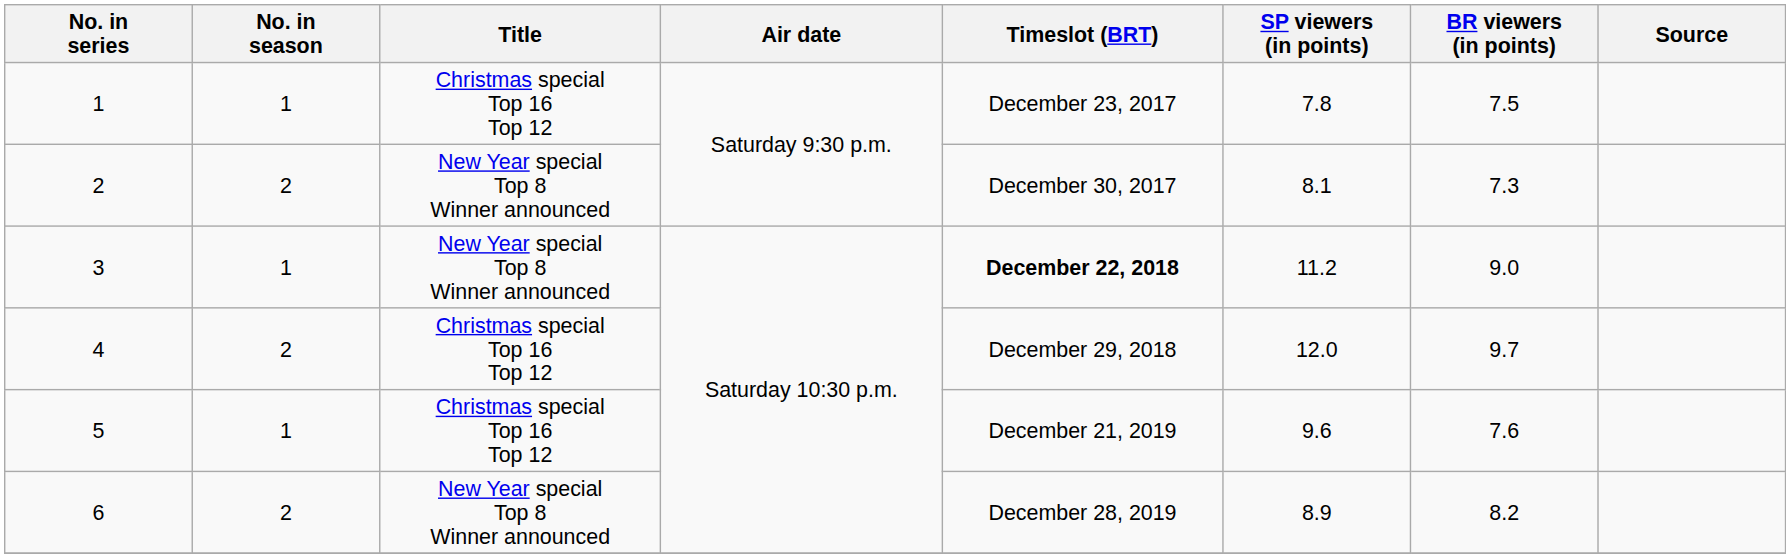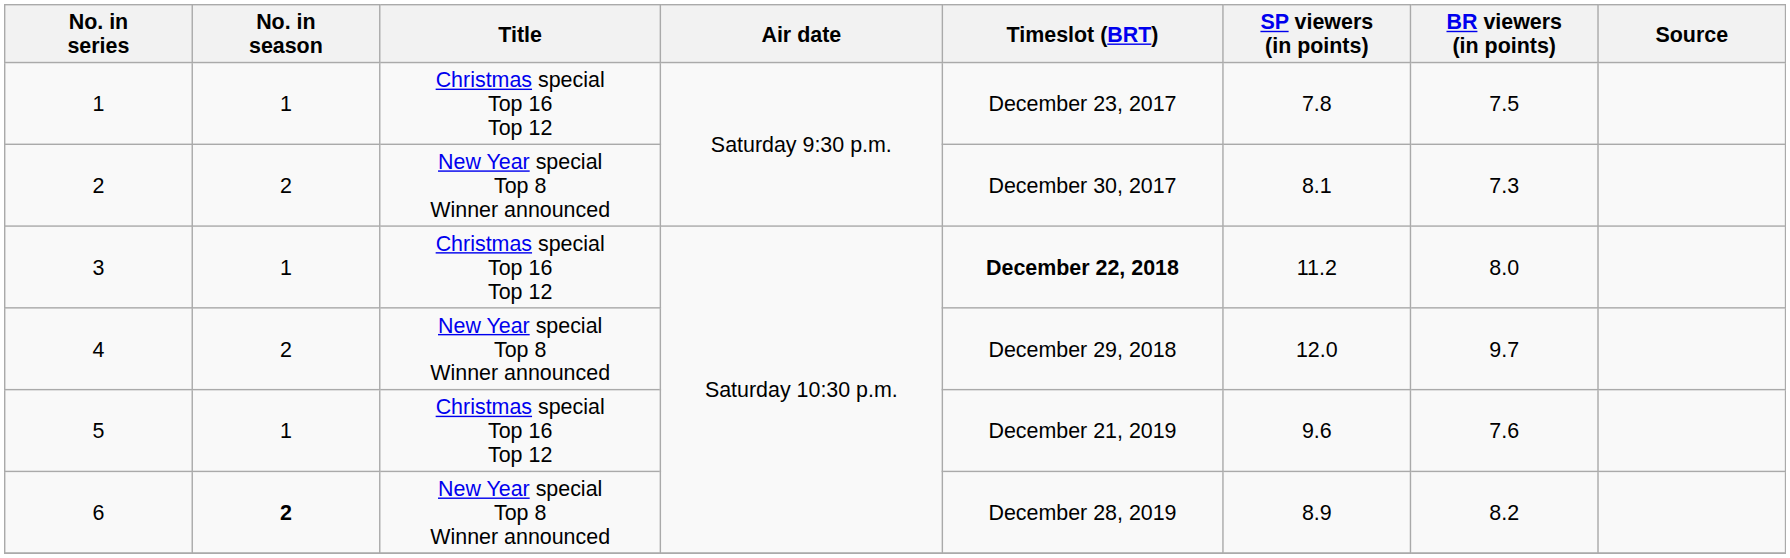(520, 267) New Year special Top 8 Winner announced -> (520, 267) Christmas special Top 16 Top 12
(1504, 267) 9.0 -> (1504, 267) 8.0
(520, 349) Christmas special Top 16 Top 12 -> (520, 349) New Year special Top 8 Winner announced
(286, 513) normal -> (286, 513) bold
